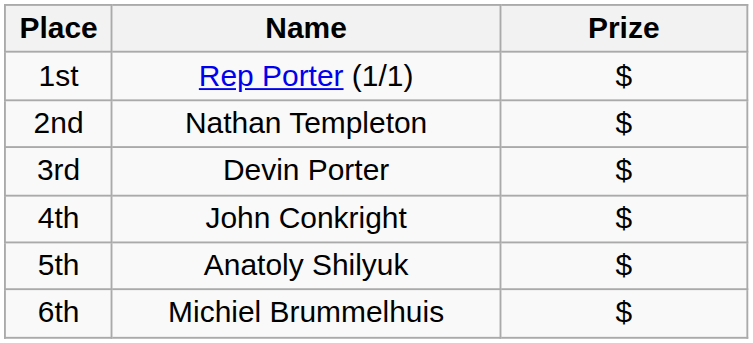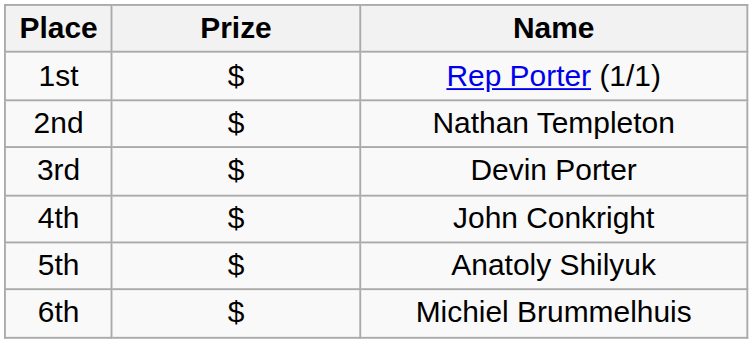columns swapped: (306, 28) <-> (624, 28)
